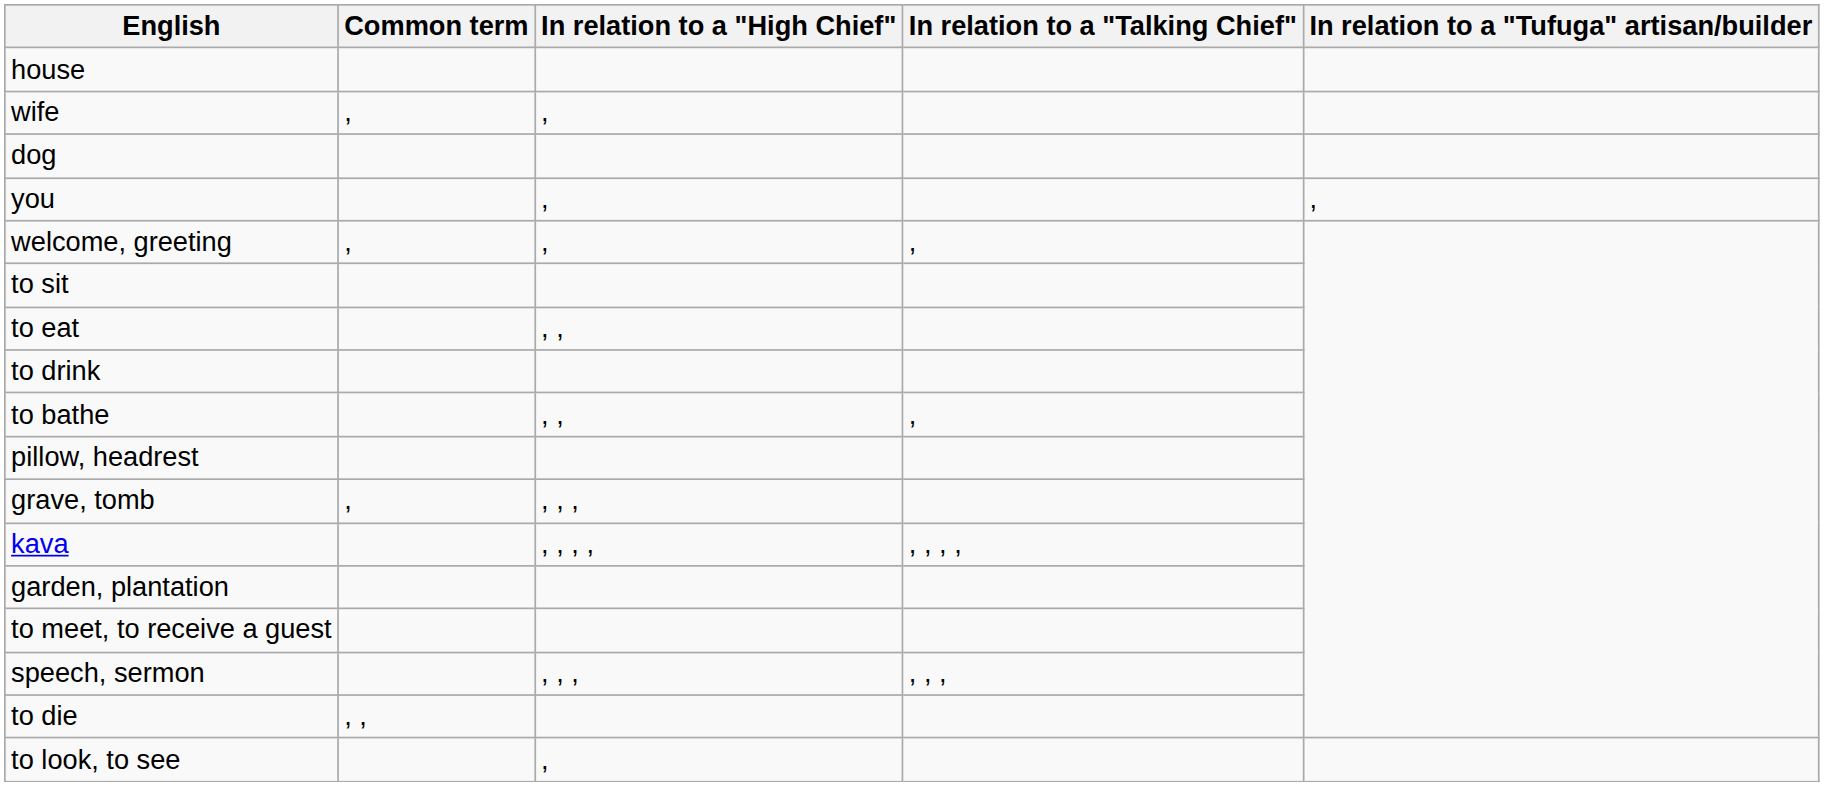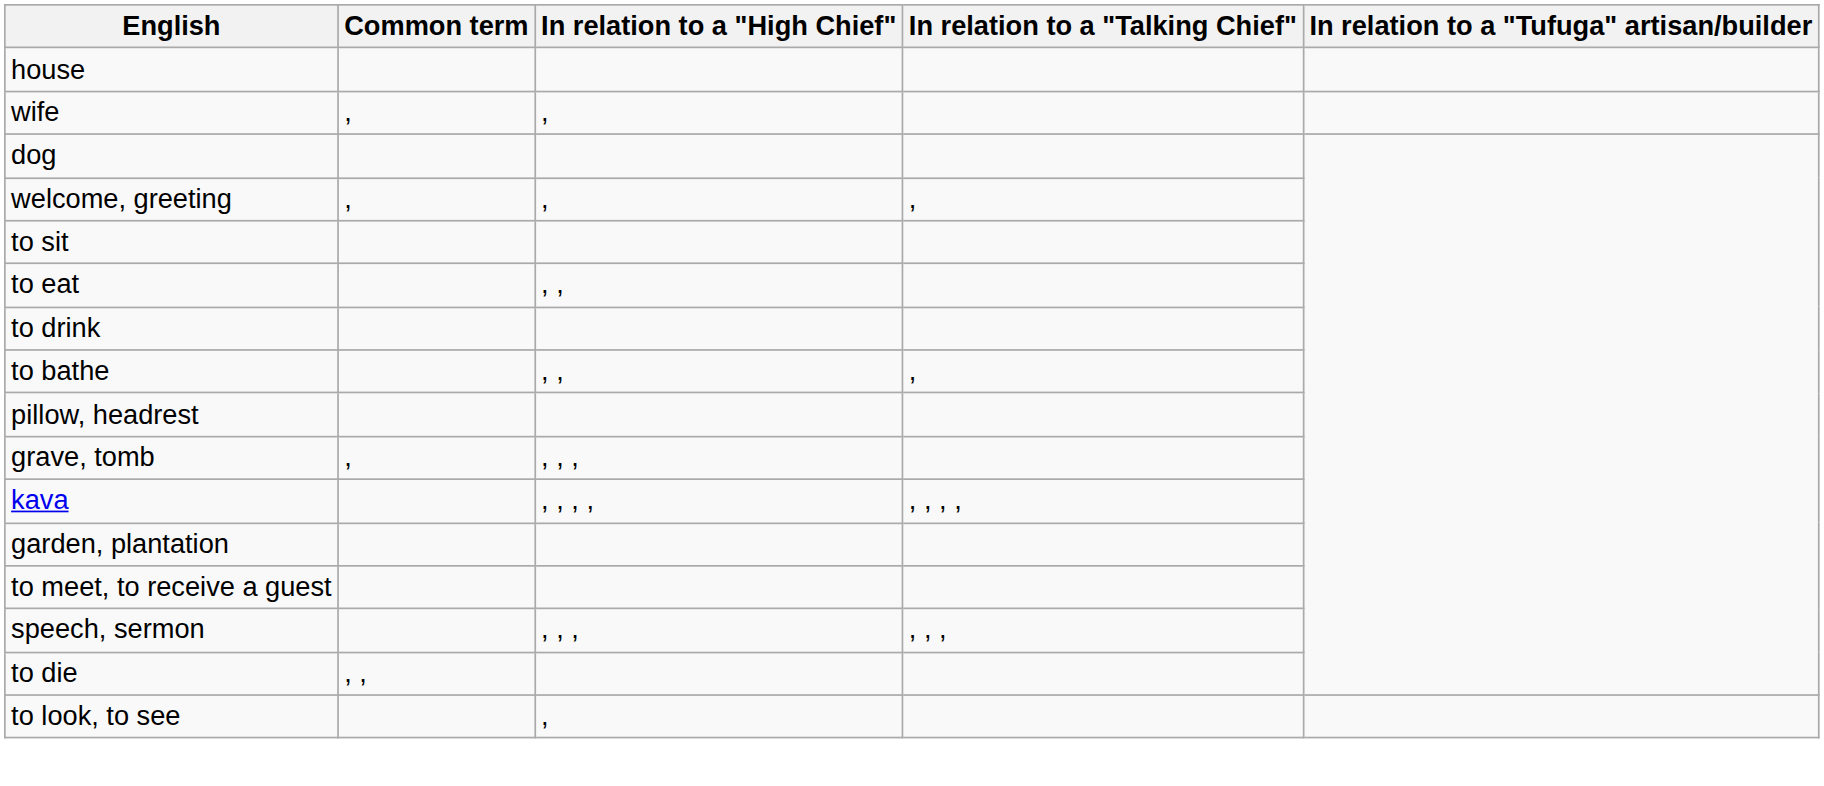- row: (33, 198)
